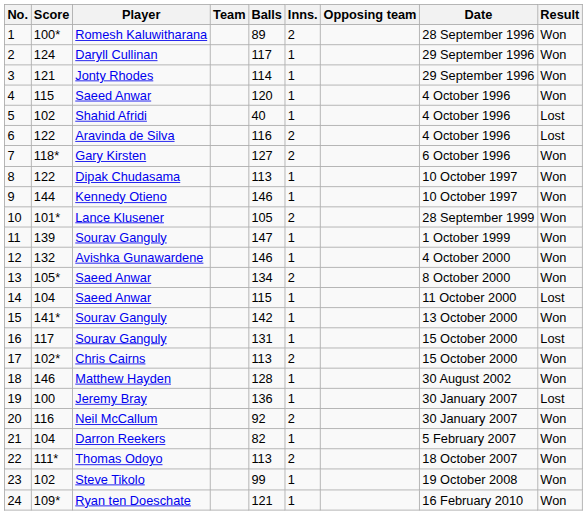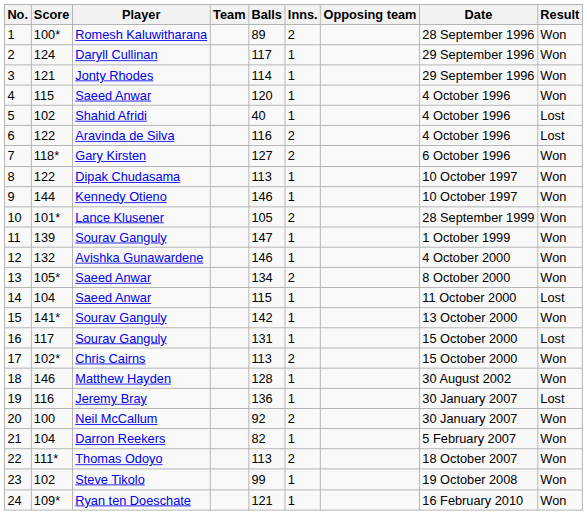(45, 399) 100 -> (44, 399) 116
(44, 419) 116 -> (45, 419) 100
